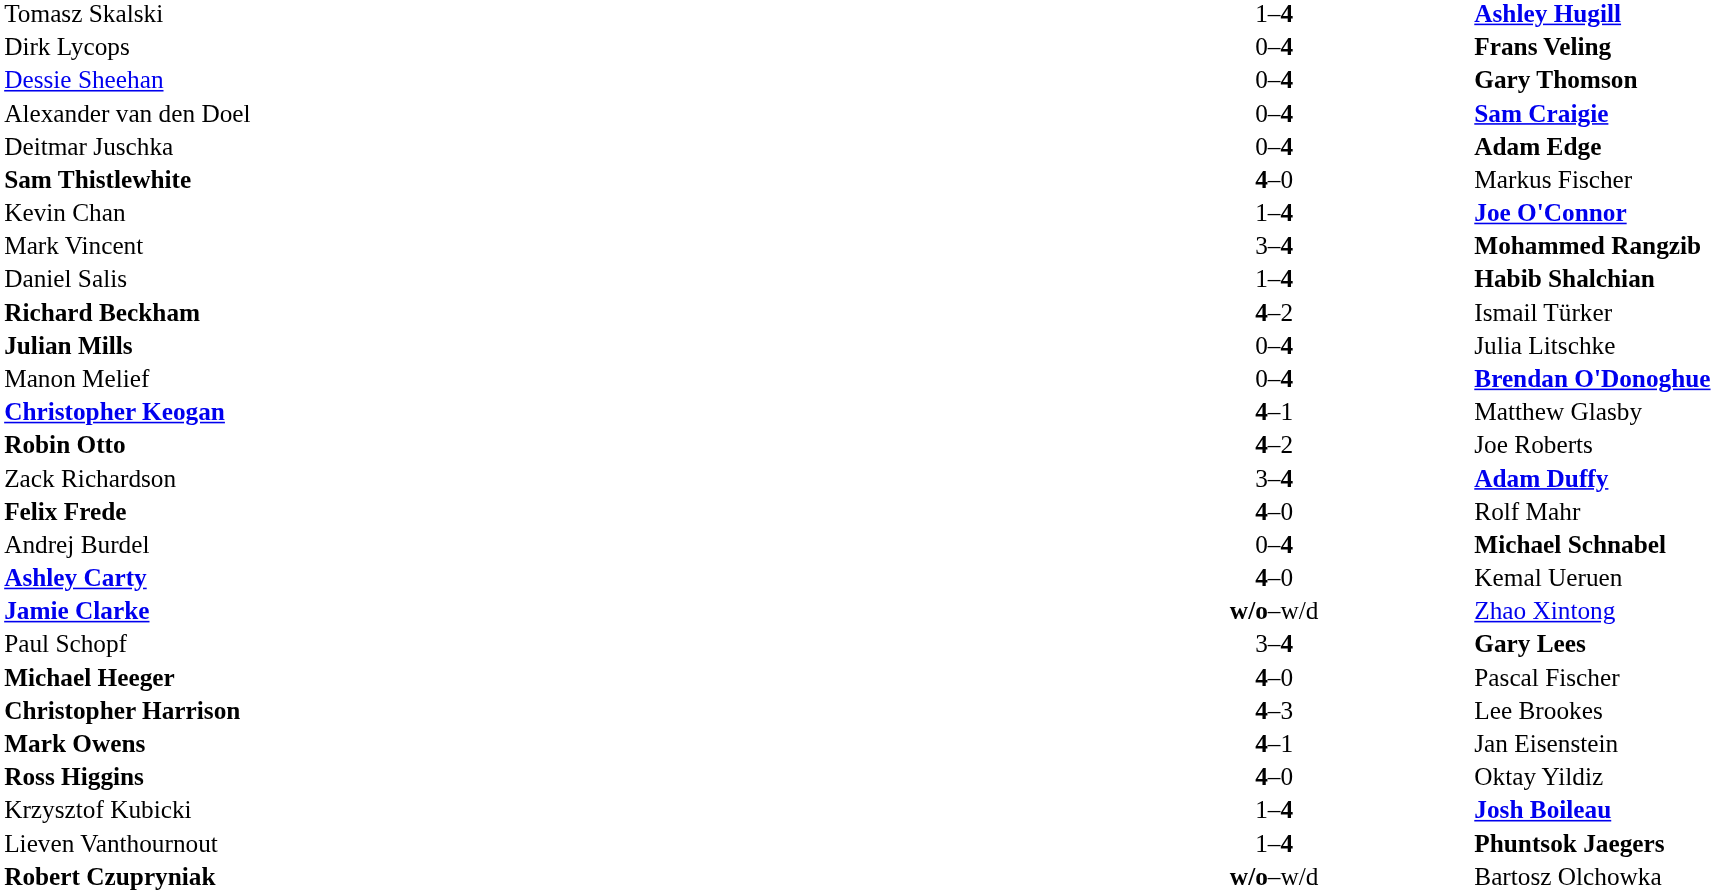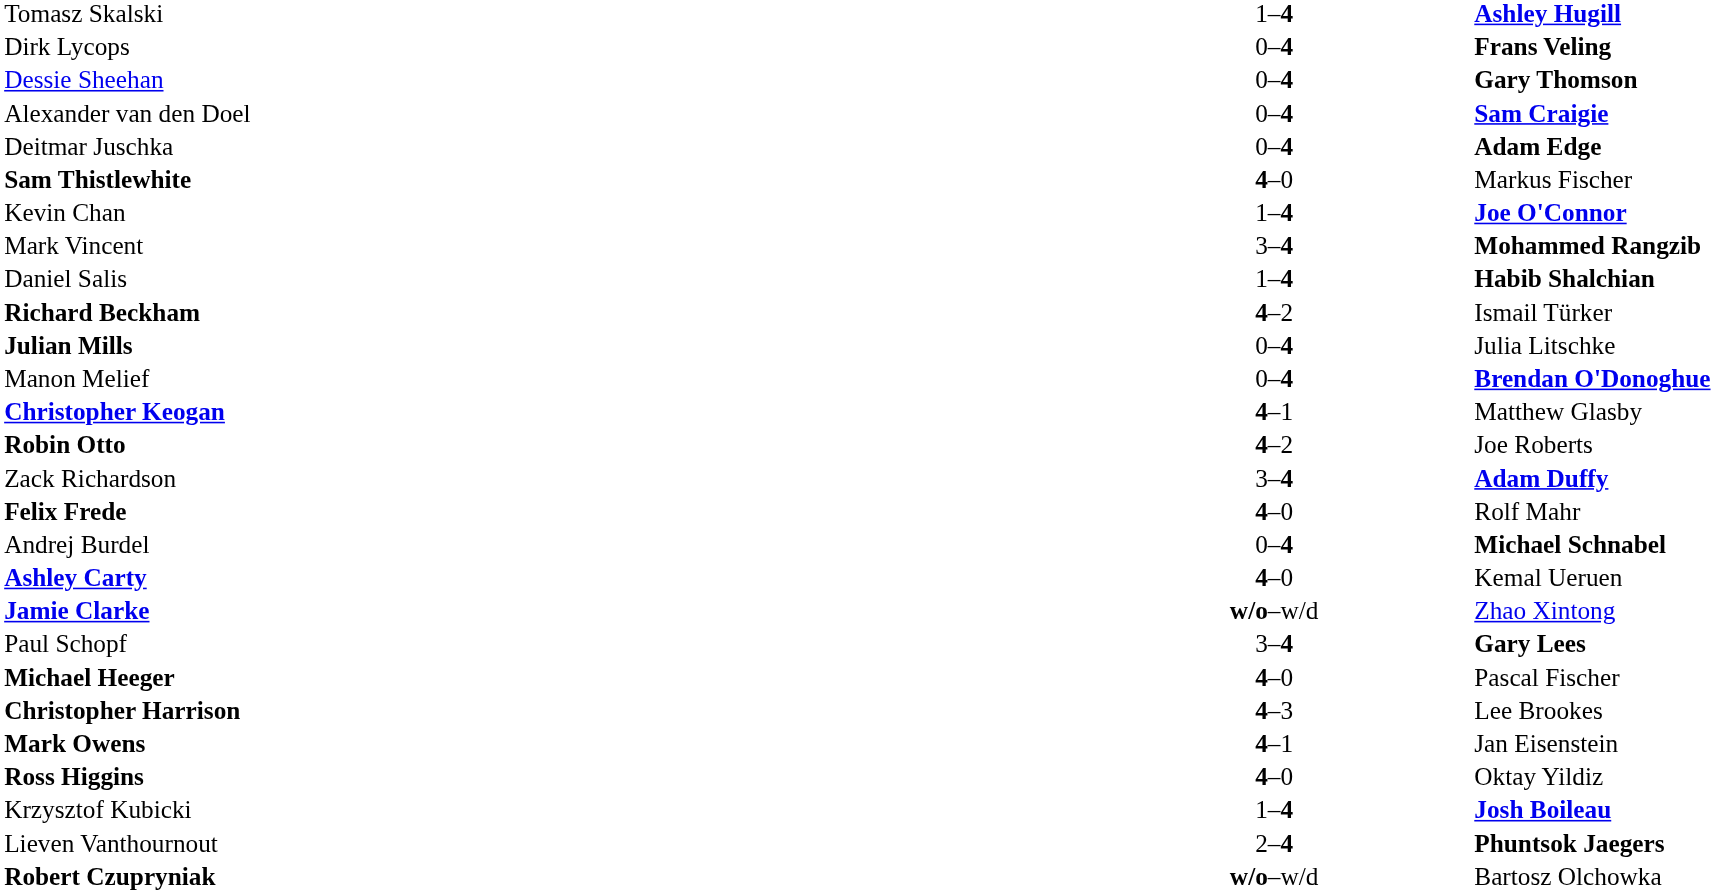(1274, 843) 1–4 -> (1274, 843) 2–4
